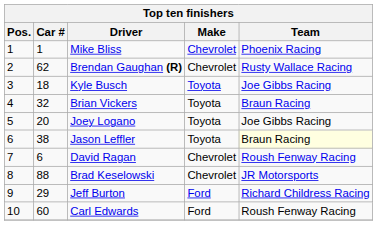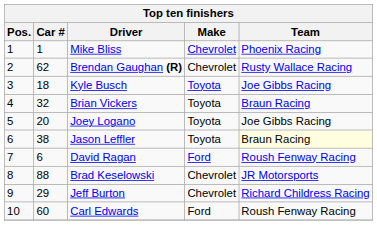(212, 158) Chevrolet -> (199, 158) Ford
(199, 193) Ford -> (212, 193) Chevrolet
